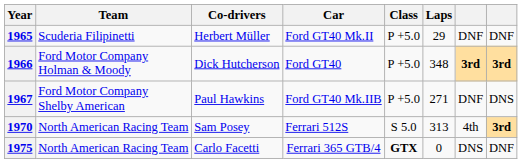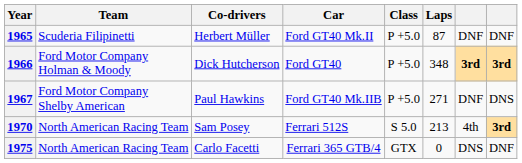(439, 35) 29 -> (439, 35) 87
(439, 127) 313 -> (439, 127) 213
(404, 148) bold -> (404, 148) normal
